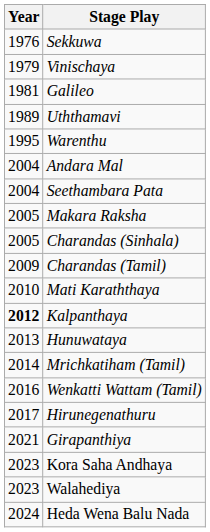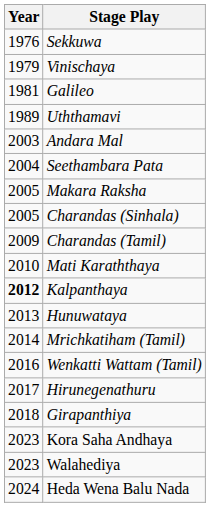- row: (77, 141)
(24, 166) 2004 -> (24, 141) 2003
(24, 439) 2021 -> (24, 414) 2018
